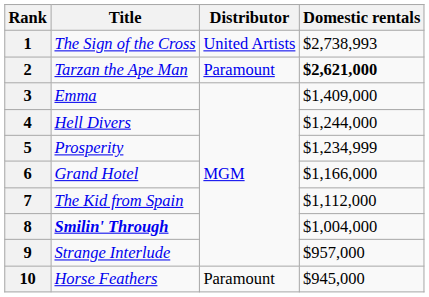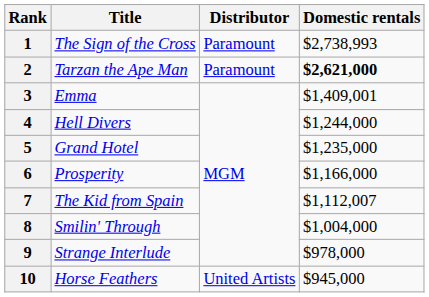(249, 43) United Artists -> (239, 43) Paramount
(340, 95) $1,409,000 -> (340, 95) $1,409,001
(89, 148) Prosperity -> (96, 148) Grand Hotel
(340, 148) $1,234,999 -> (340, 148) $1,235,000
(96, 174) Grand Hotel -> (89, 174) Prosperity
(340, 200) $1,112,000 -> (340, 200) $1,112,007
(111, 226) bold -> (107, 226) normal
(334, 252) $957,000 -> (334, 252) $978,000
(239, 278) Paramount -> (249, 278) United Artists
